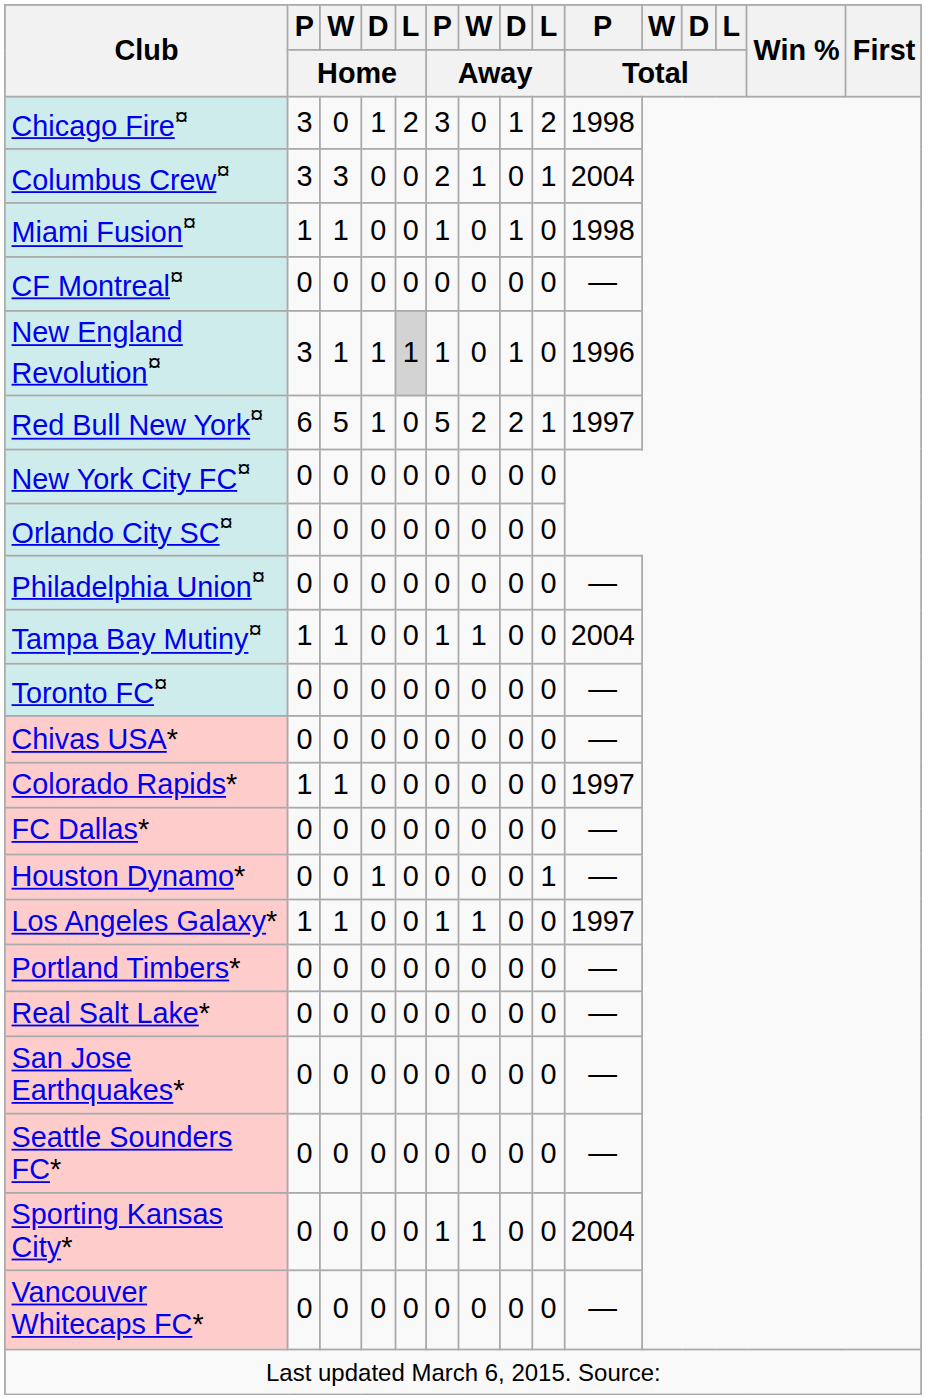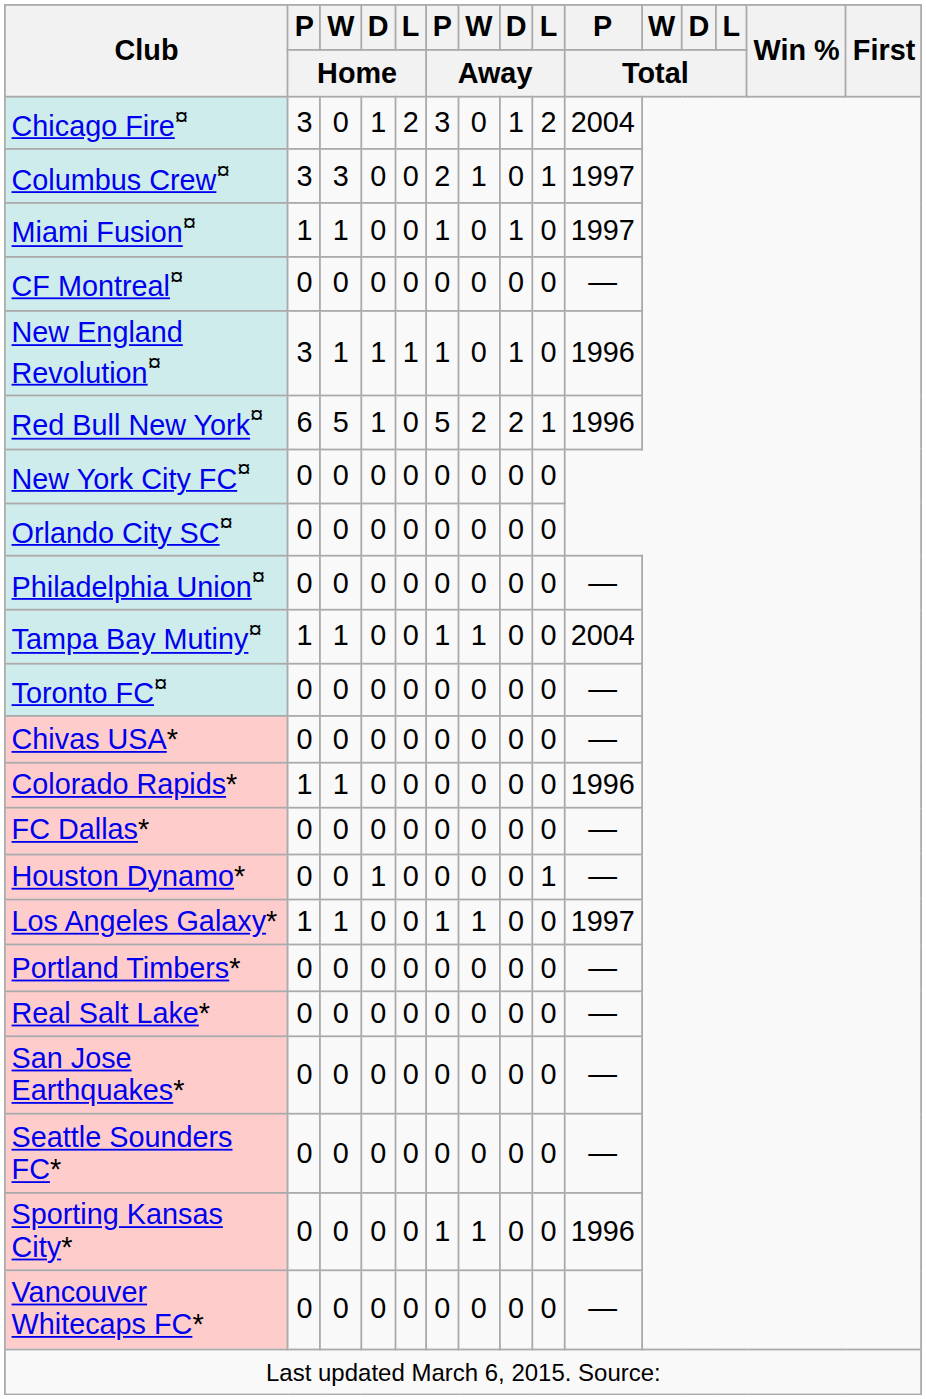(603, 122) 1998 -> (603, 122) 2004
(603, 176) 2004 -> (603, 176) 1997
(603, 229) 1998 -> (603, 229) 1997
(411, 352) lightgrey background -> (411, 352) no background
(603, 422) 1997 -> (603, 422) 1996
(603, 784) 1997 -> (603, 784) 1996
(603, 1231) 2004 -> (603, 1231) 1996
